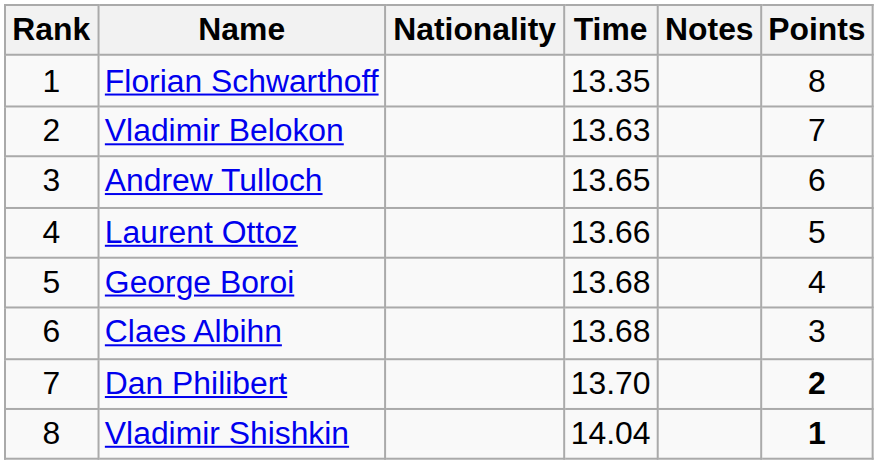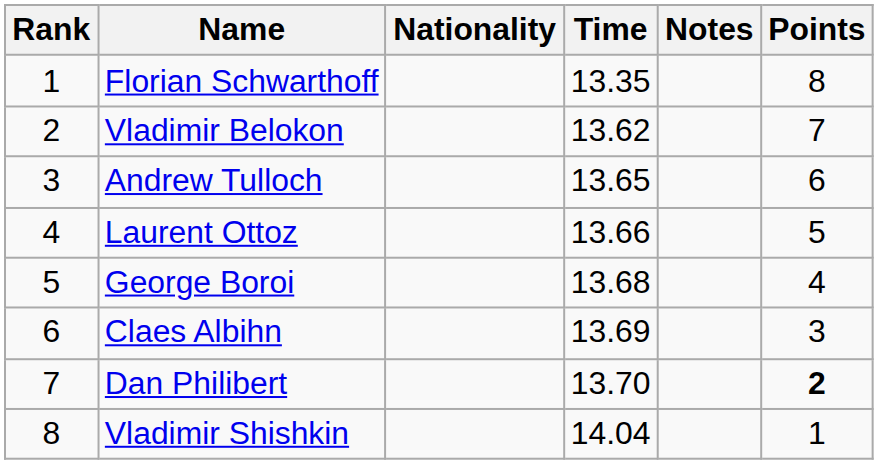(611, 130) 13.63 -> (611, 130) 13.62
(611, 332) 13.68 -> (611, 332) 13.69
(817, 433) bold -> (817, 433) normal
